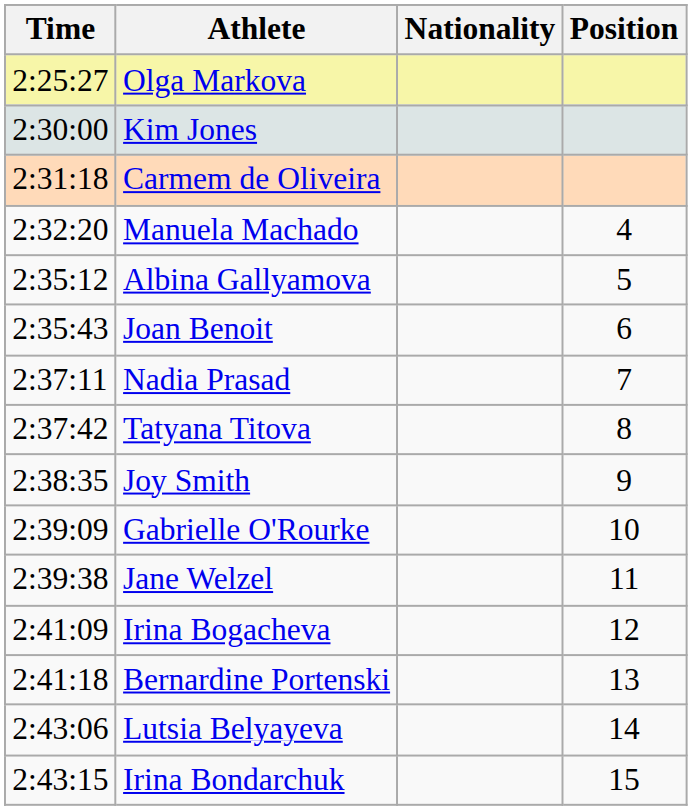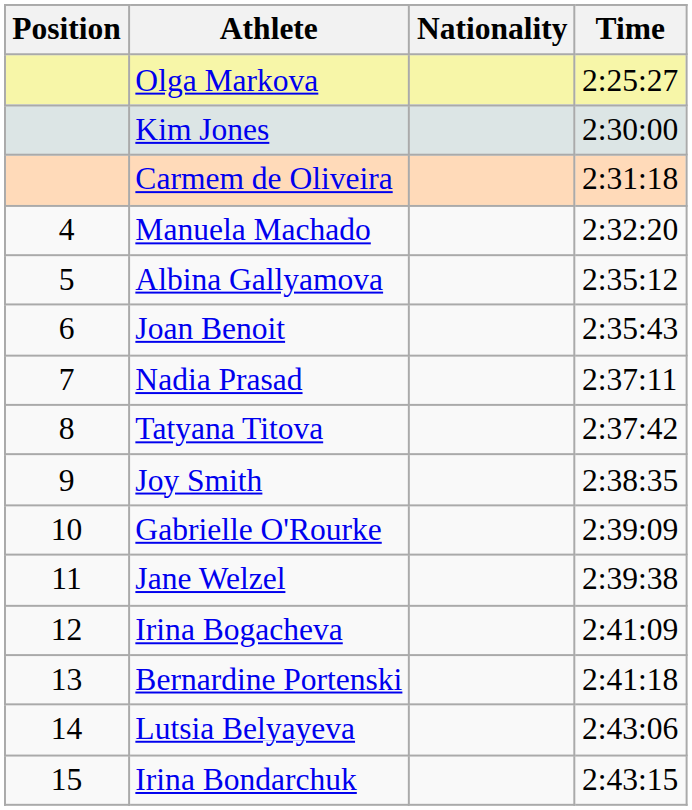columns swapped: (624, 29) <-> (60, 29)
